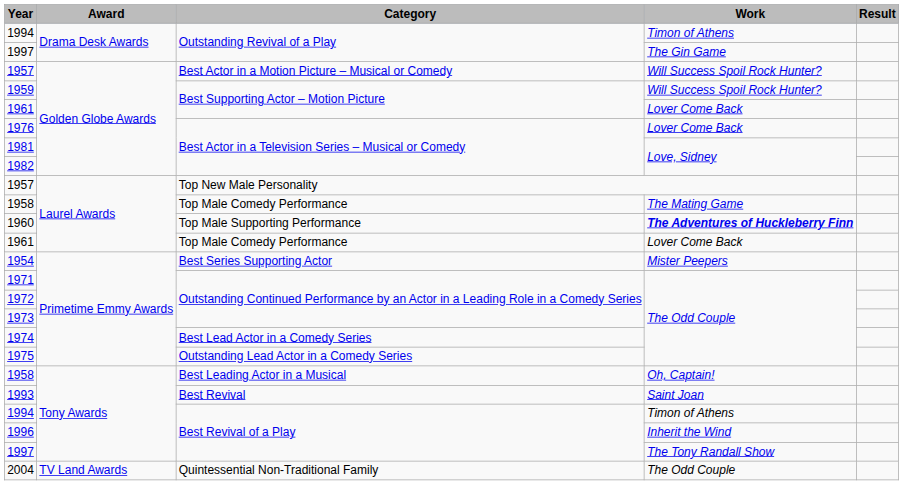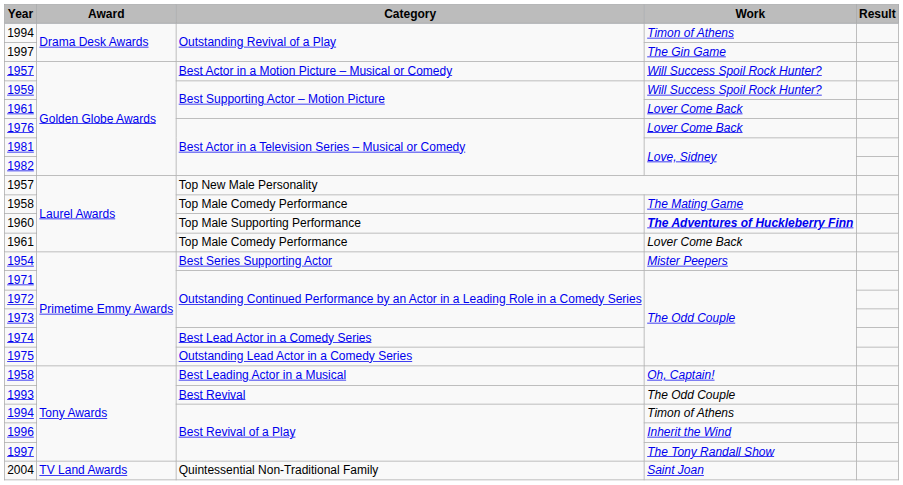(676, 394) Saint Joan -> (691, 394) The Odd Couple
(691, 470) The Odd Couple -> (676, 470) Saint Joan
